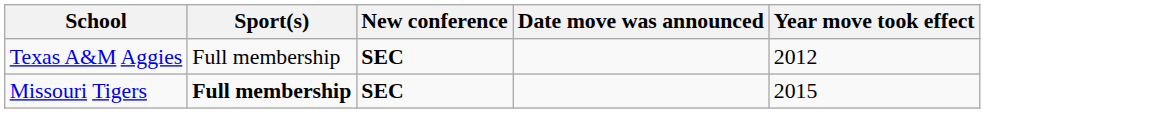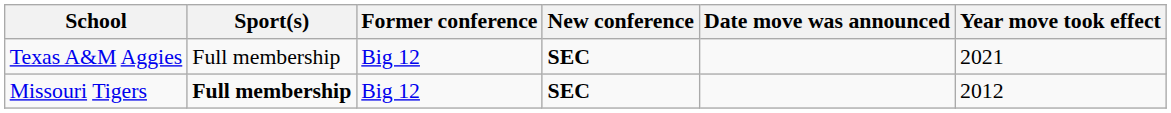+ column: (449, 21)
(796, 56) 2012 -> (982, 56) 2021
(796, 90) 2015 -> (982, 90) 2012
